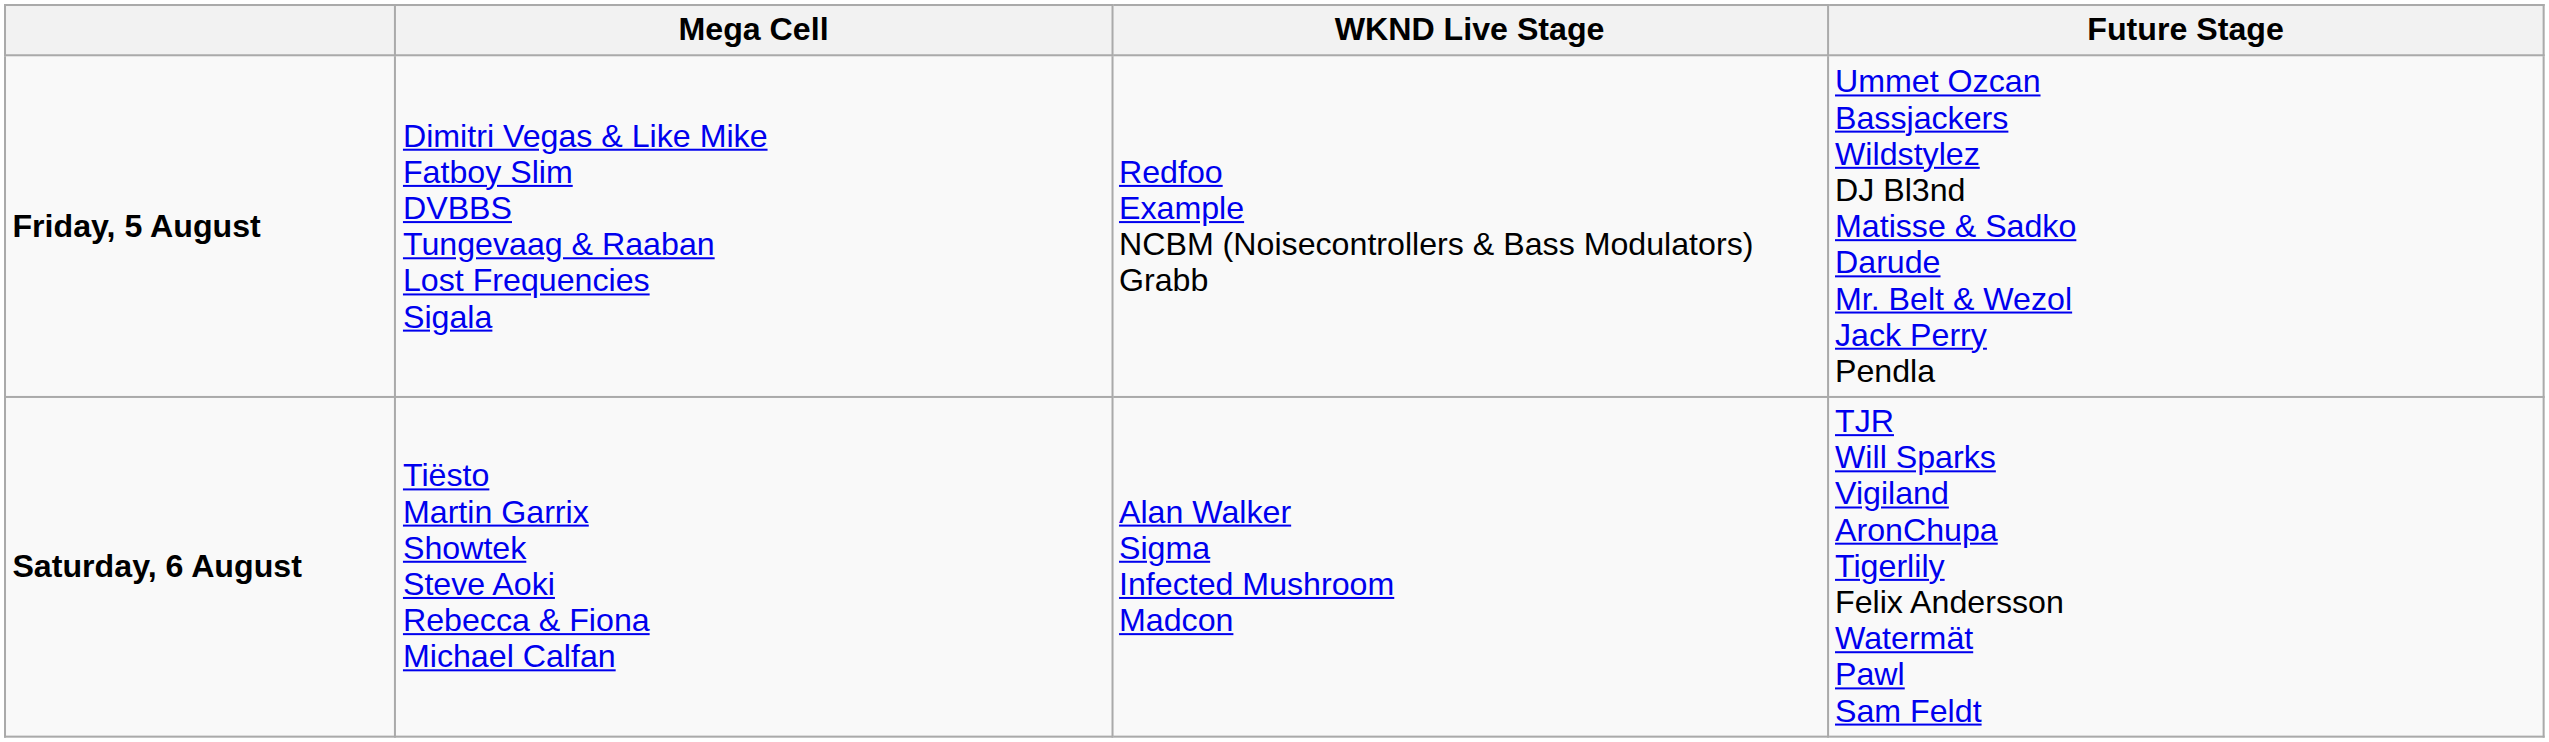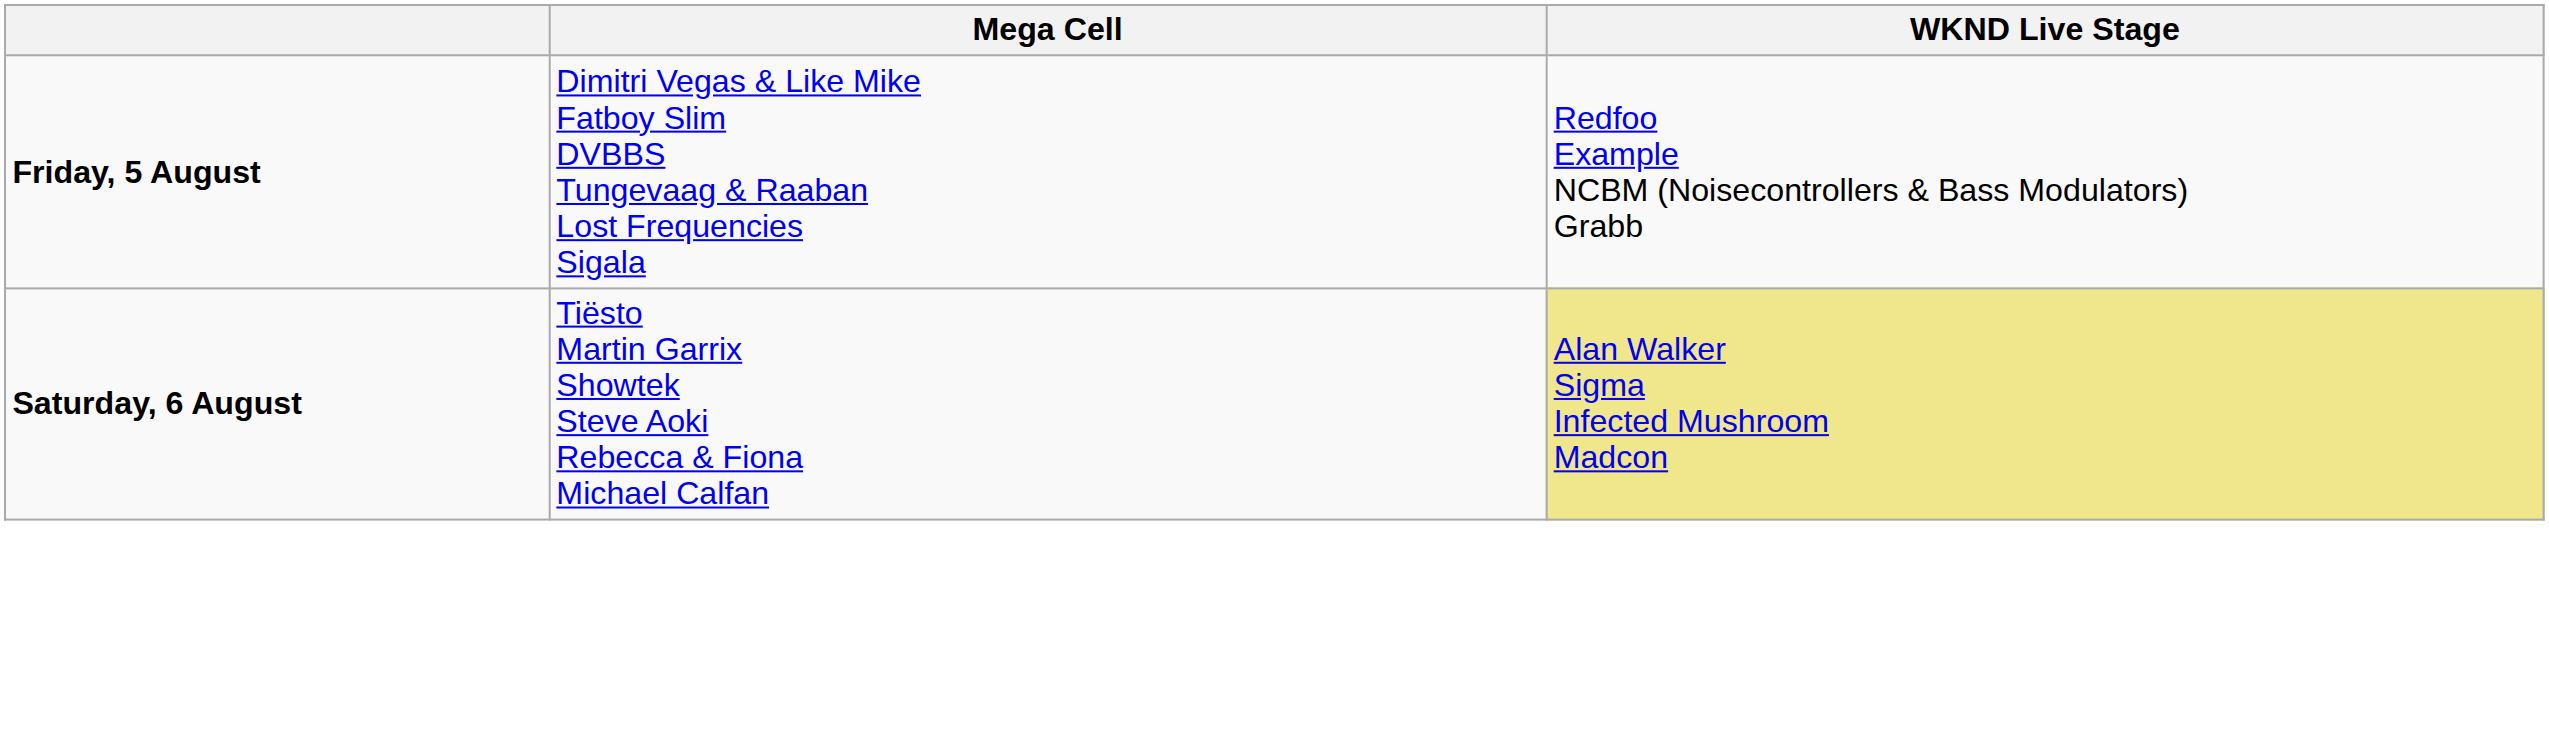- column: (2186, 30)
(1257, 566) no background -> (1691, 403) khaki background
